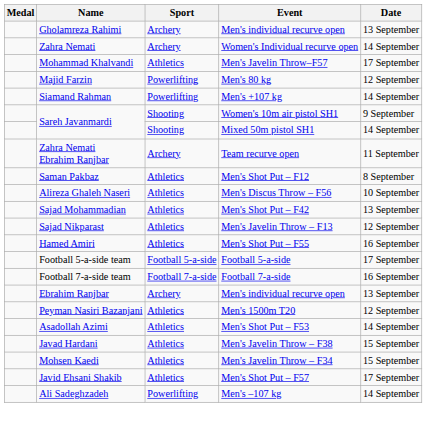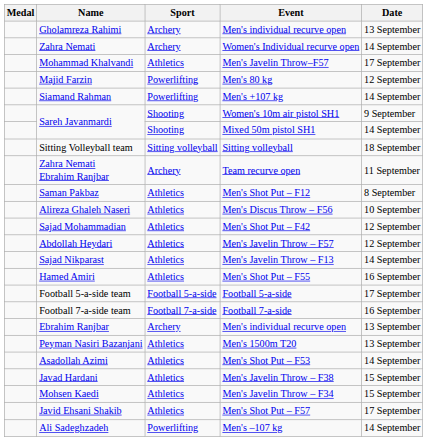+ row: (86, 147)
(391, 209) 13 September -> (392, 226) 12 September
+ row: (76, 243)
(391, 226) 12 September -> (392, 260) 14 September
(391, 310) 12 September -> (392, 344) 13 September
